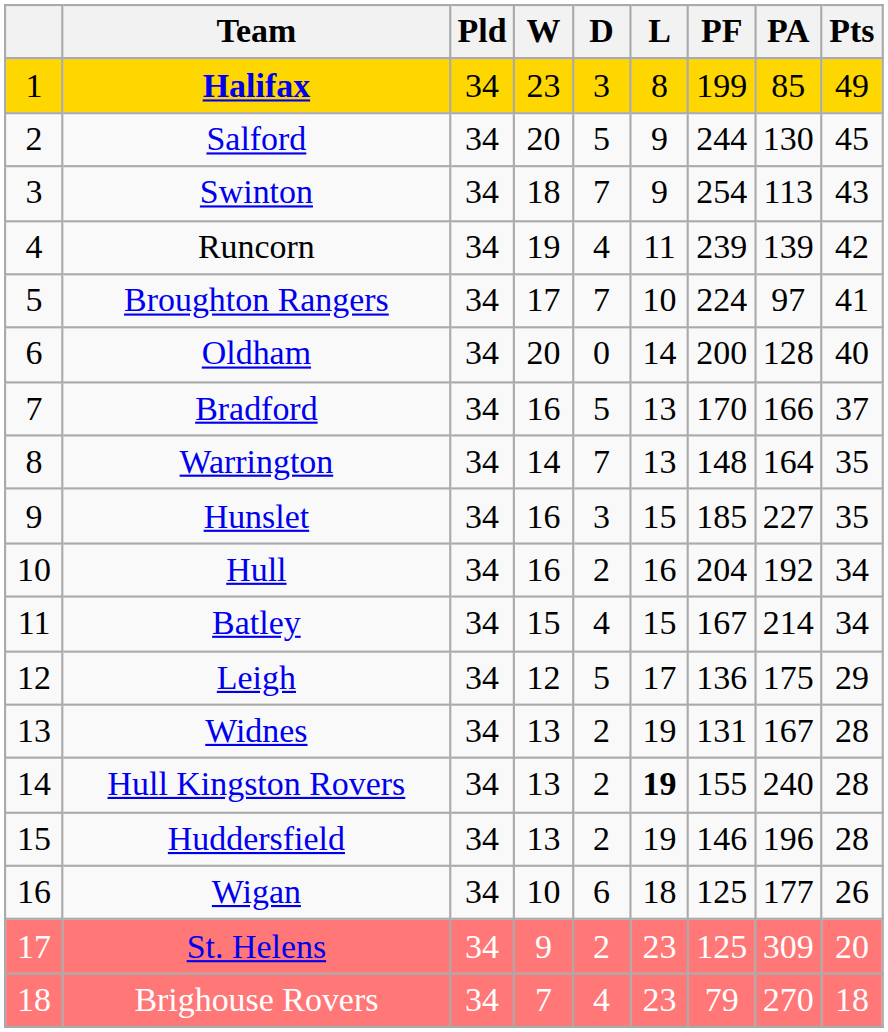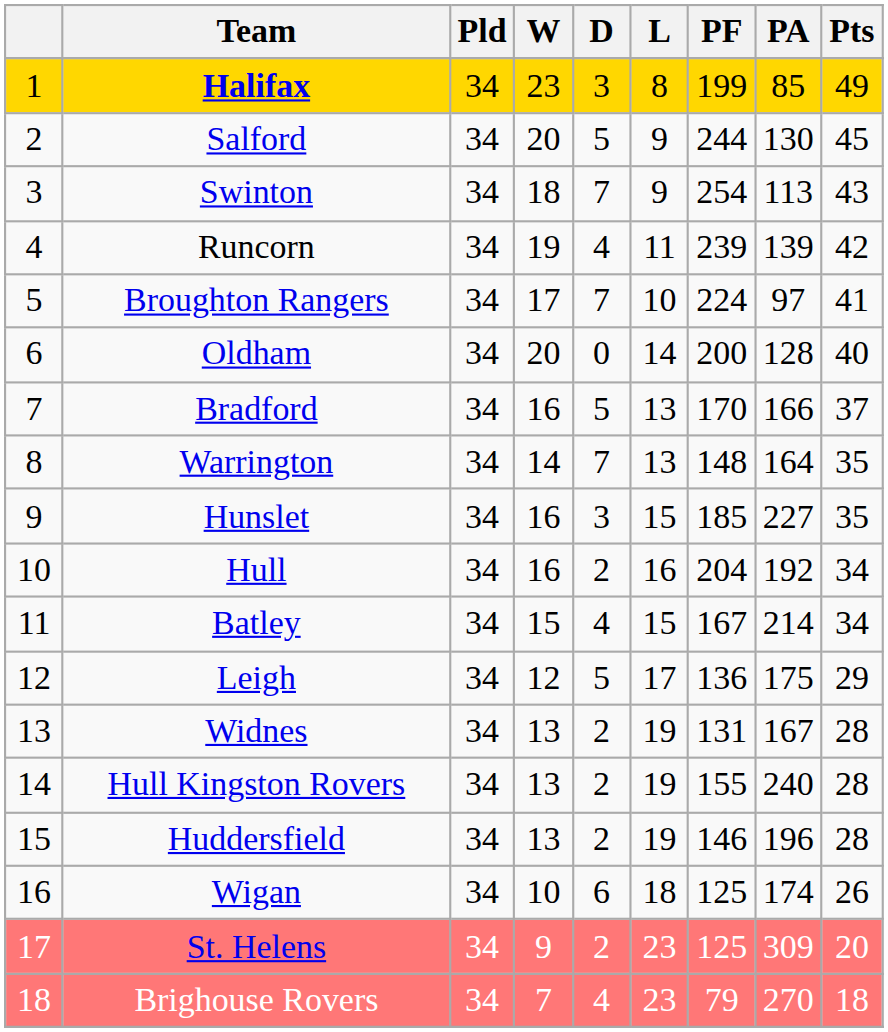(659, 784) bold -> (659, 784) normal
(788, 892) 177 -> (788, 892) 174
